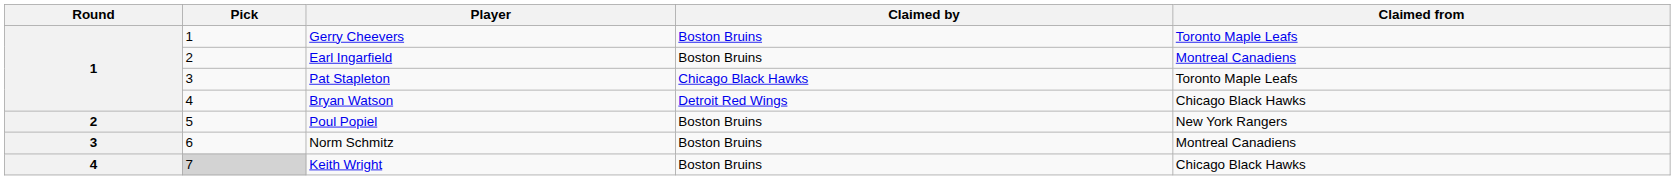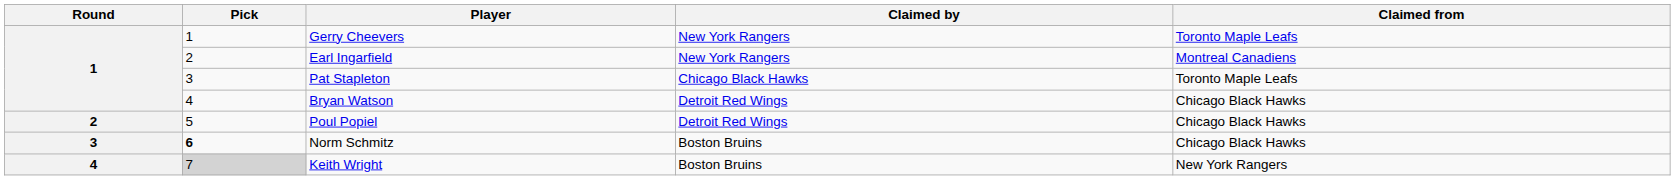(720, 36) Boston Bruins -> (734, 36) New York Rangers
(720, 57) Boston Bruins -> (734, 57) New York Rangers
(720, 121) Boston Bruins -> (733, 121) Detroit Red Wings
(1231, 121) New York Rangers -> (1241, 121) Chicago Black Hawks
(189, 143) normal -> (189, 143) bold
(1236, 143) Montreal Canadiens -> (1241, 143) Chicago Black Hawks
(1241, 164) Chicago Black Hawks -> (1231, 164) New York Rangers
